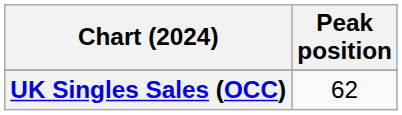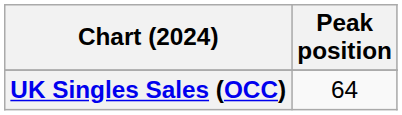(345, 89) 62 -> (345, 89) 64
